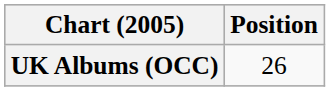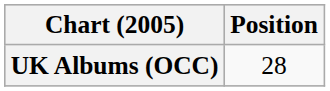(274, 65) 26 -> (274, 65) 28
